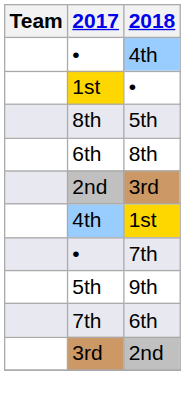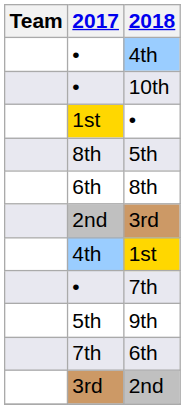+ row: (149, 87)
